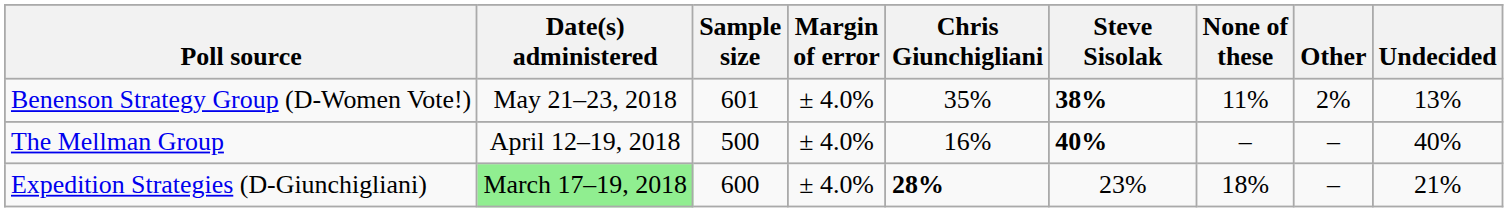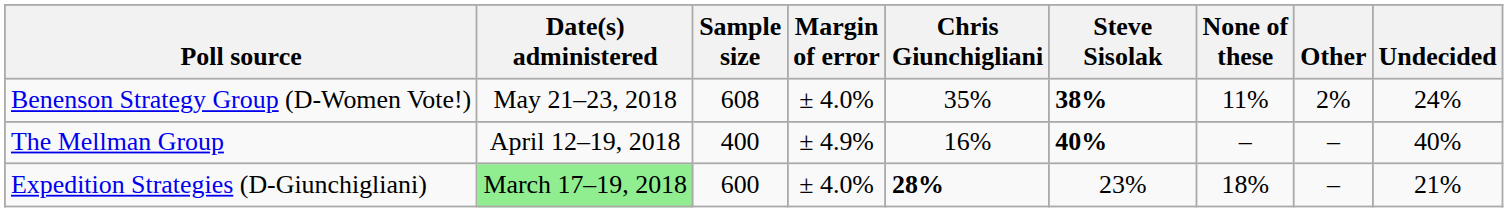(740, 99) 601 -> (740, 99) 608
(1438, 99) 13% -> (1438, 99) 24%
(740, 142) 500 -> (740, 142) 400
(837, 142) ± 4.0% -> (837, 142) ± 4.9%
